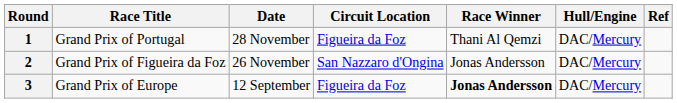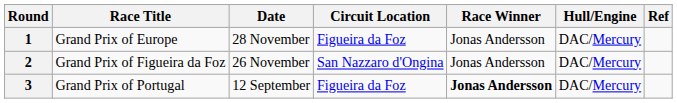(120, 39) Grand Prix of Portugal -> (116, 39) Grand Prix of Europe
(496, 39) Thani Al Qemzi -> (498, 39) Jonas Andersson
(116, 85) Grand Prix of Europe -> (120, 85) Grand Prix of Portugal
